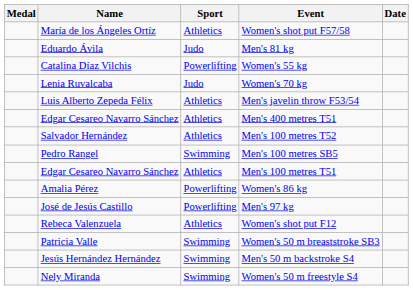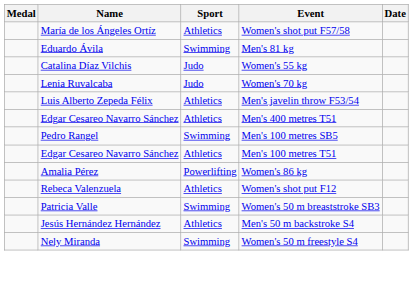(194, 48) Judo -> (207, 48) Swimming
(210, 66) Powerlifting -> (194, 66) Judo
- row: (289, 136)
- row: (268, 206)
(207, 259) Swimming -> (203, 223) Athletics
